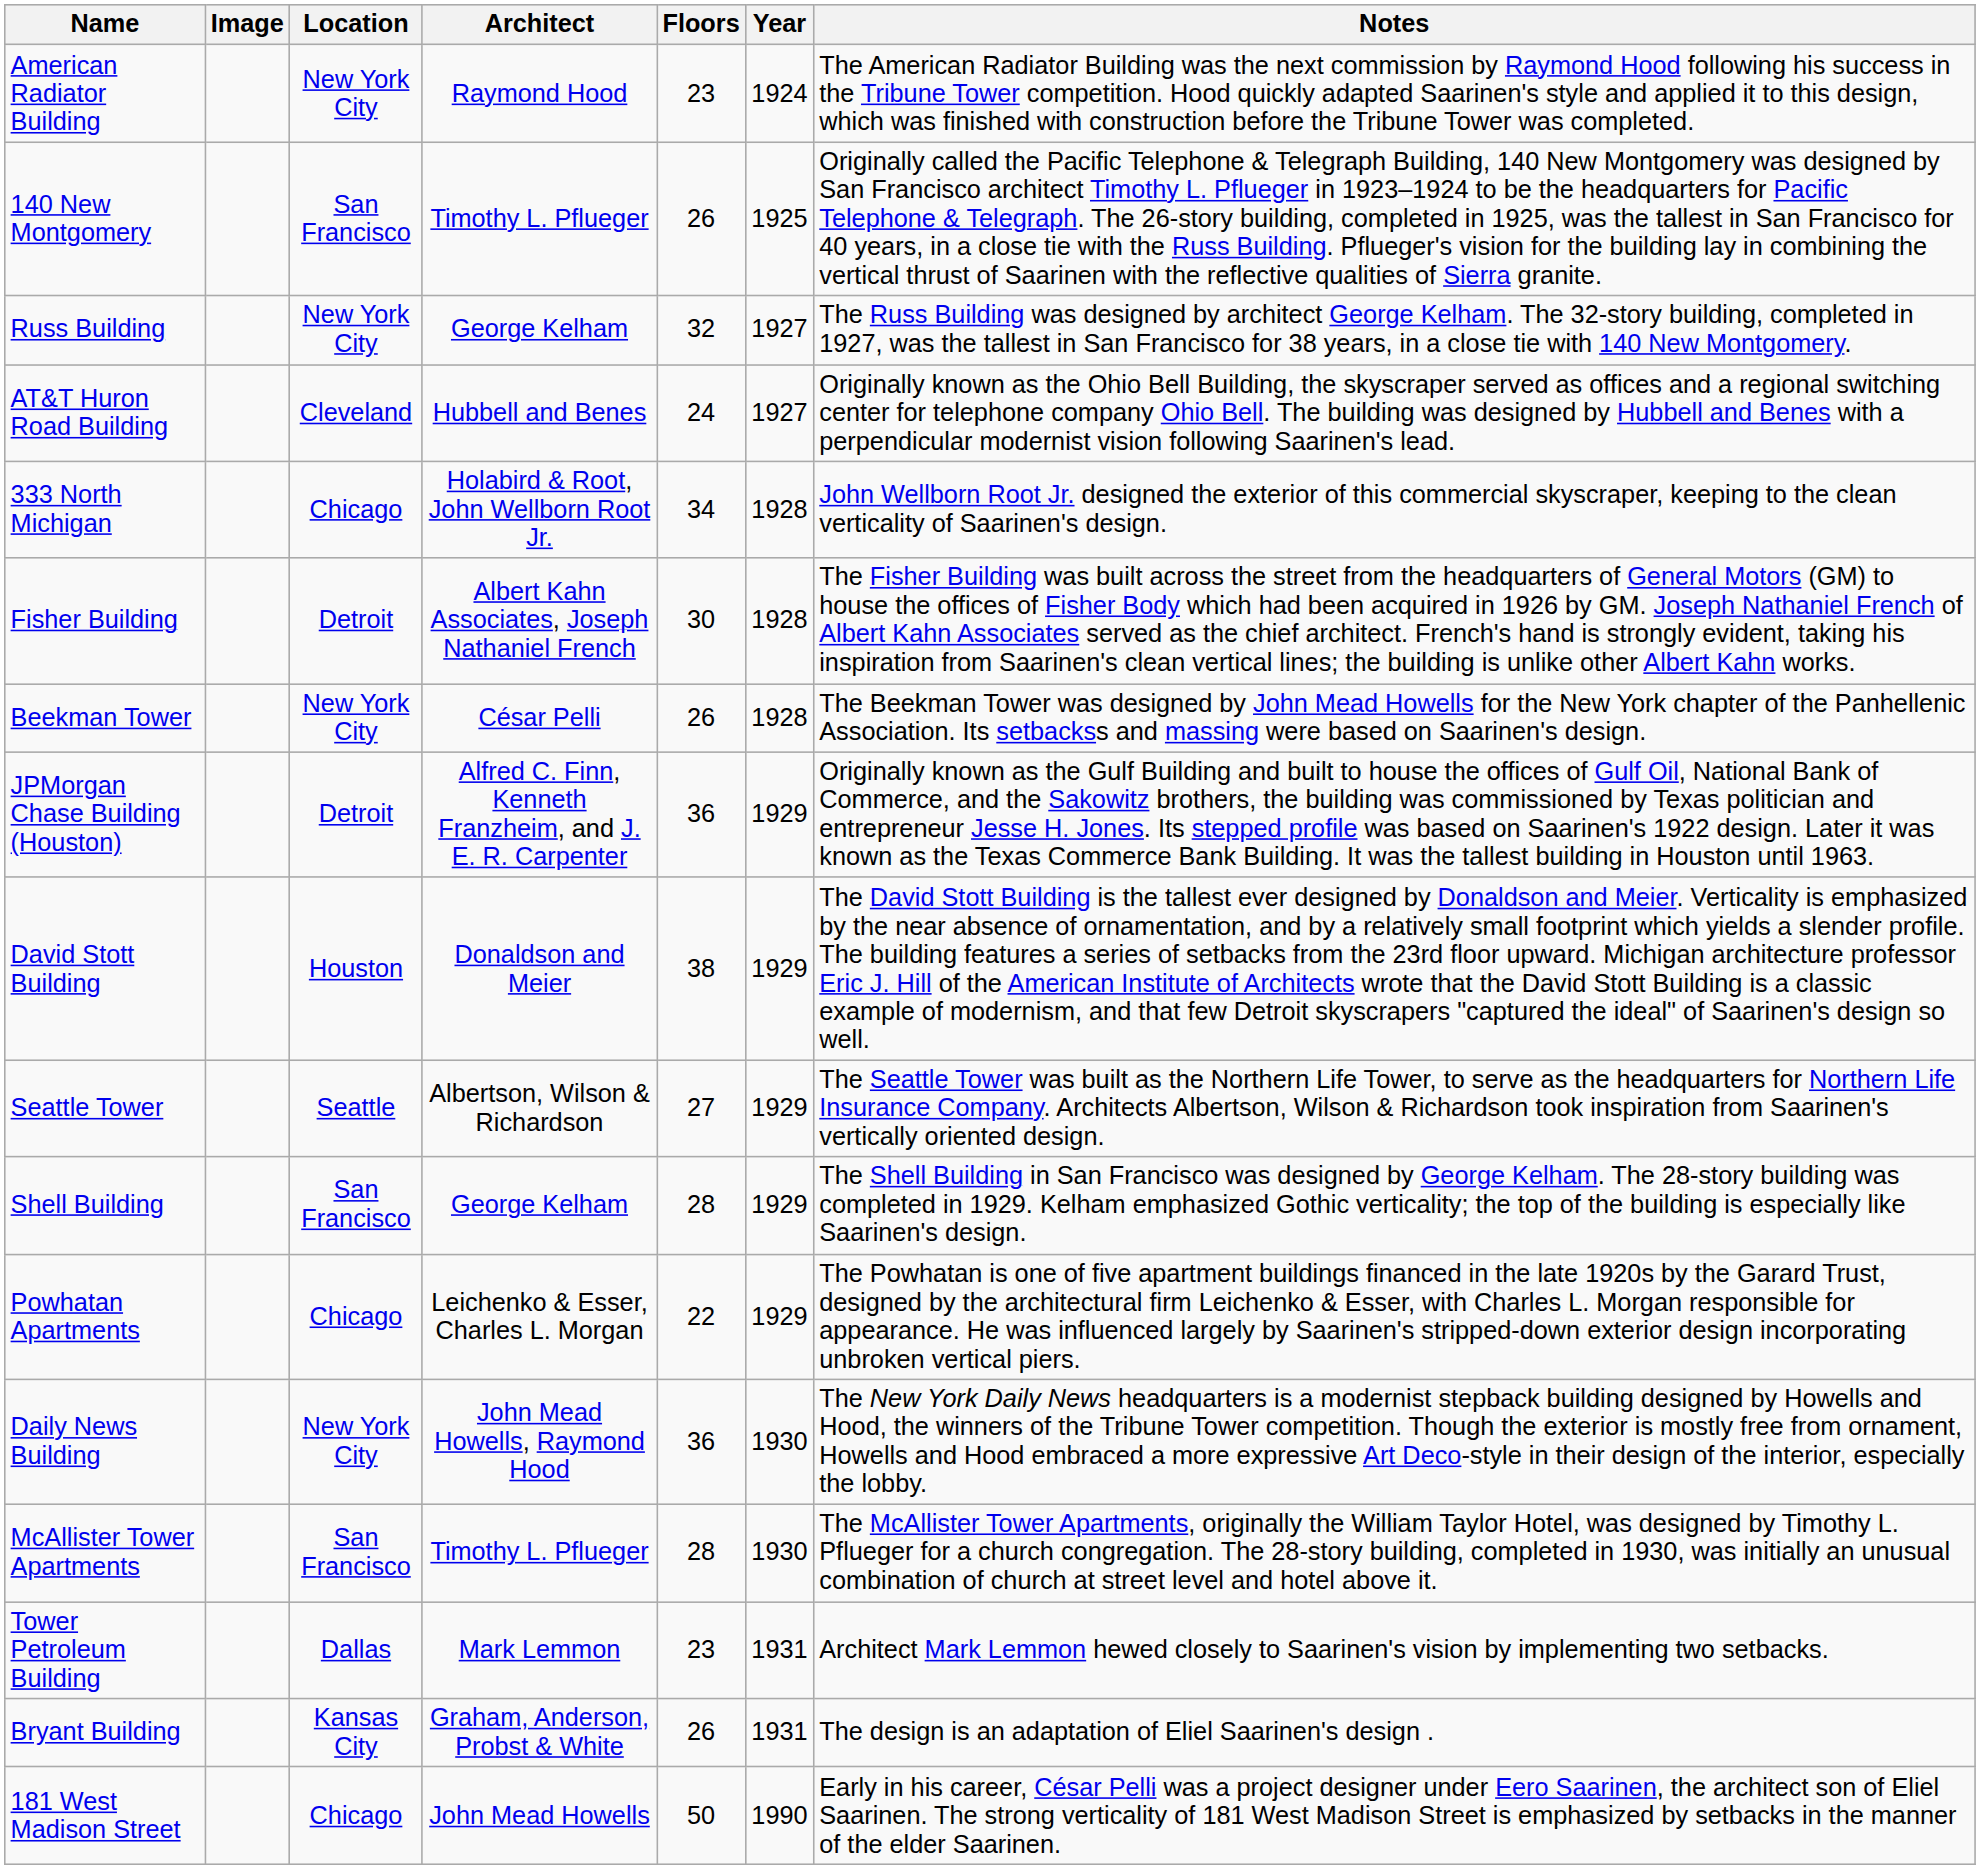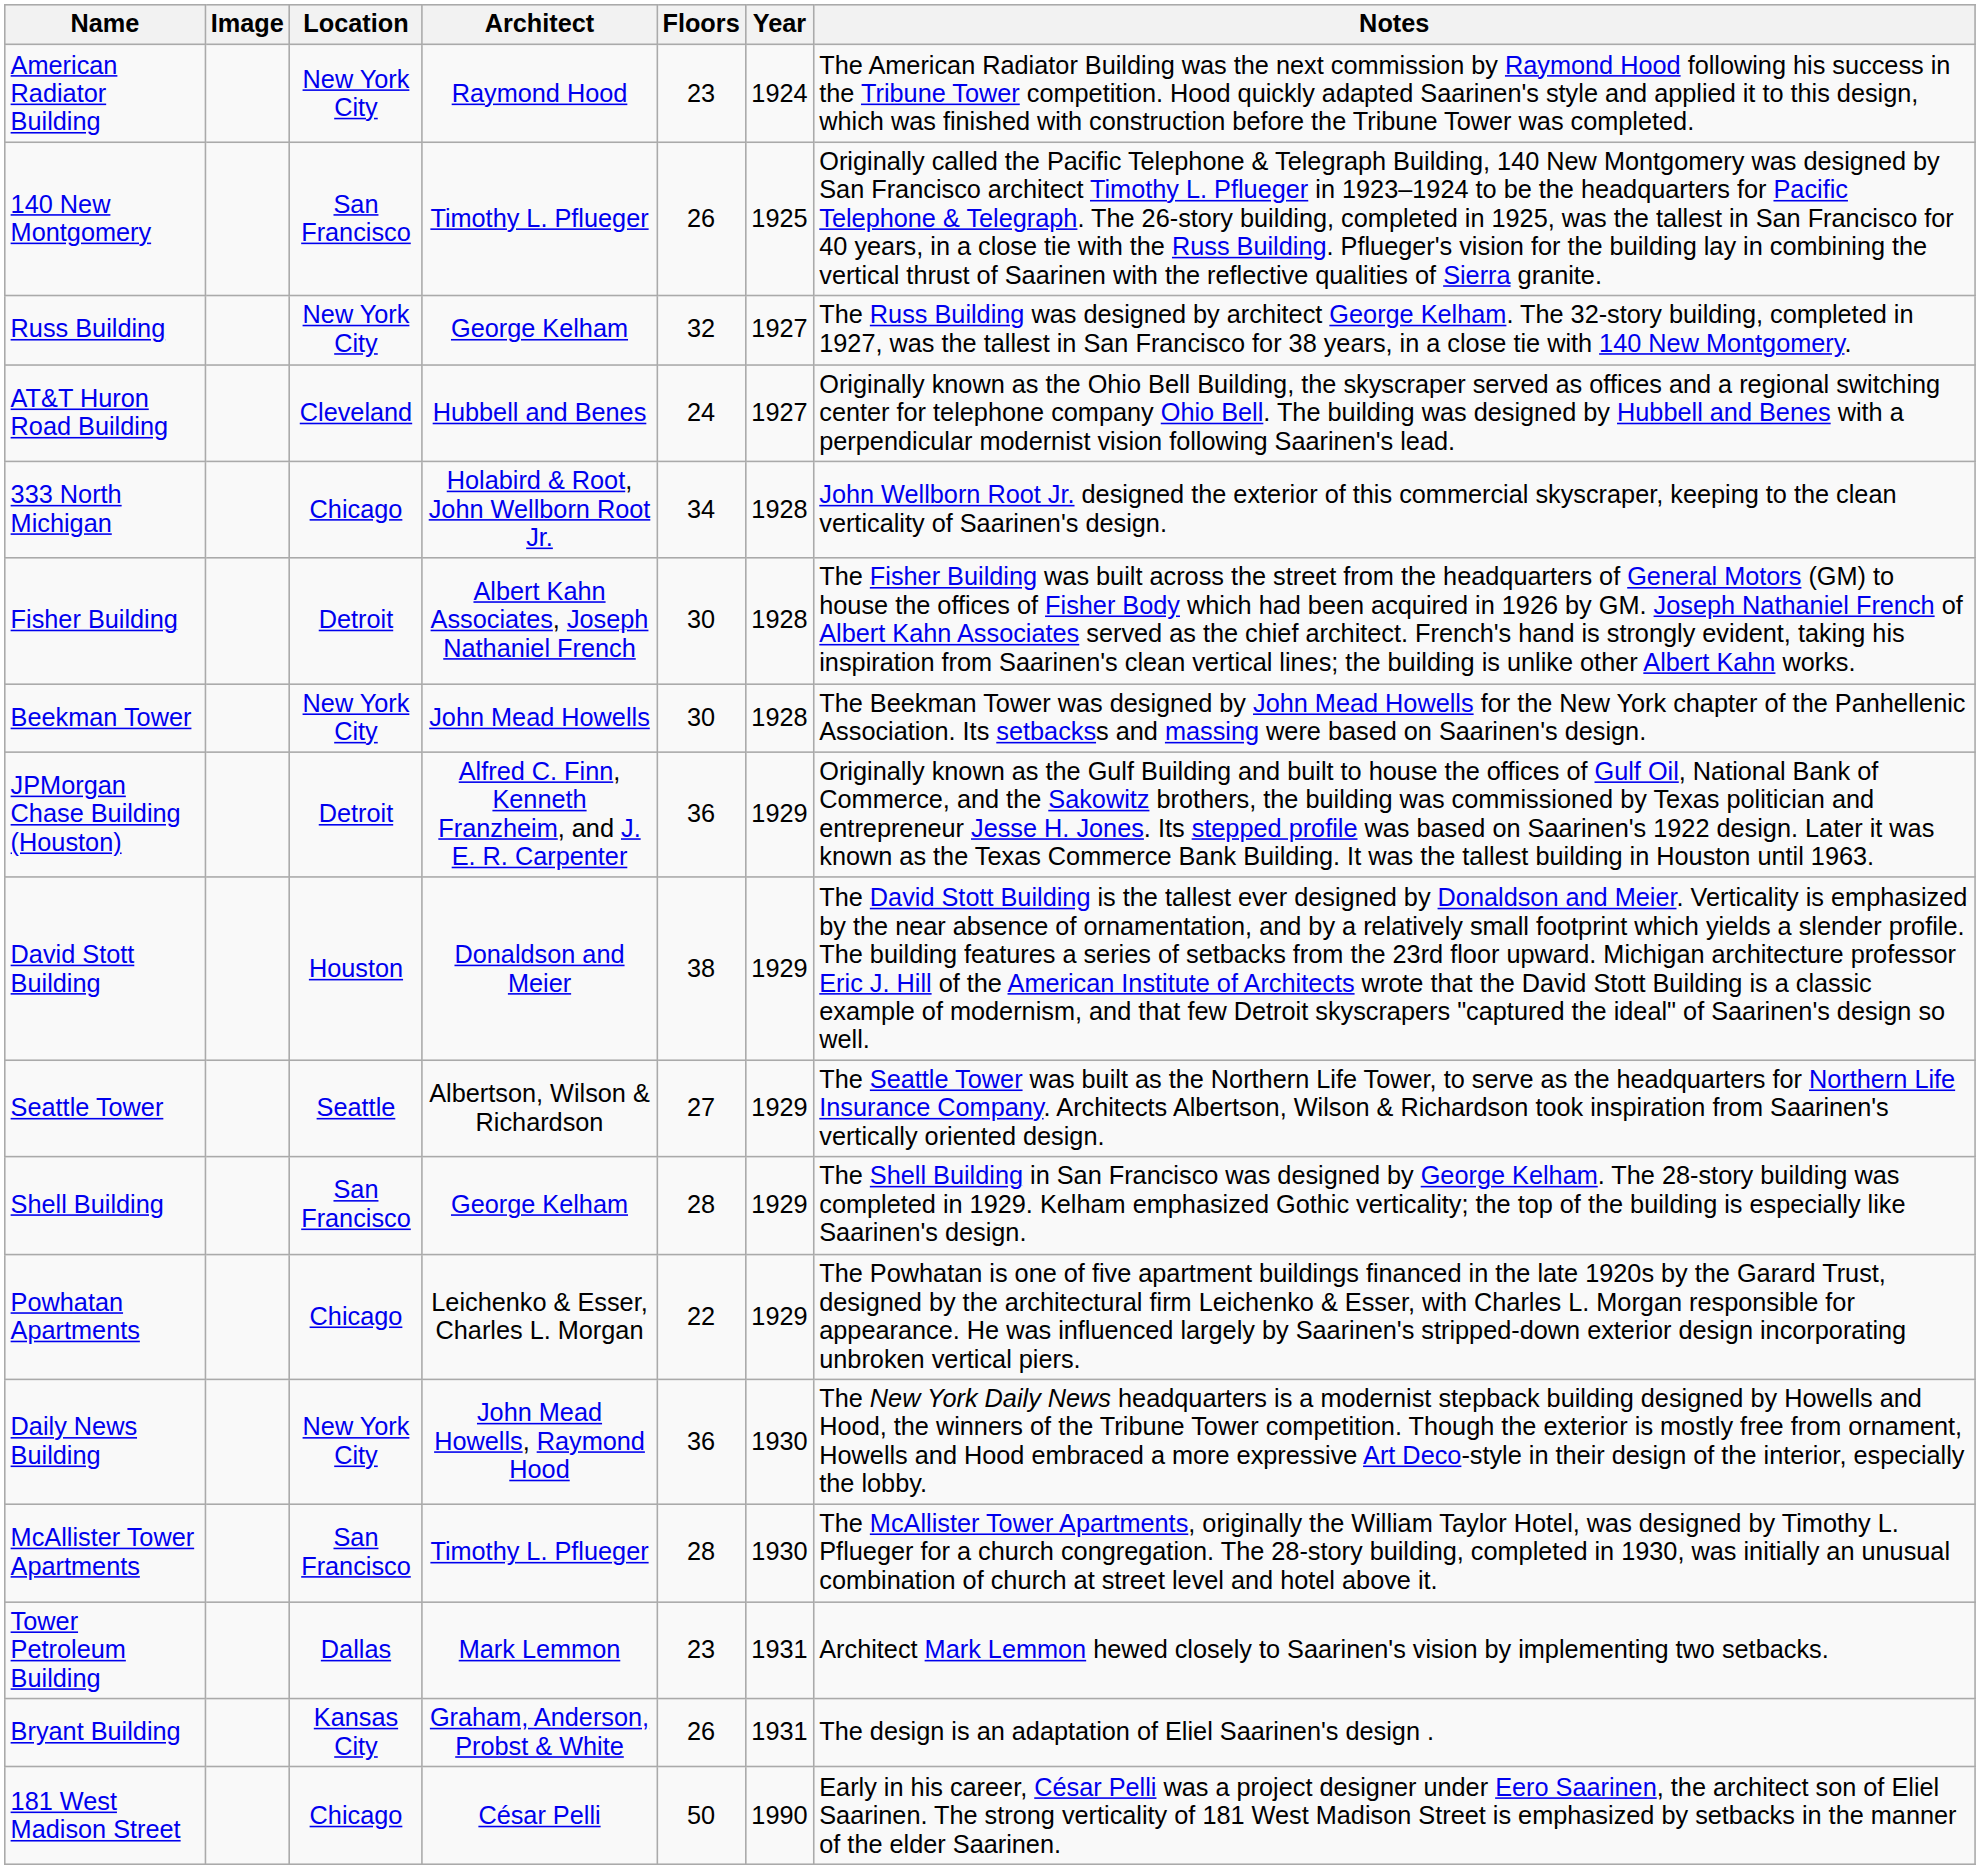(540, 717) César Pelli -> (539, 717) John Mead Howells
(701, 717) 26 -> (701, 717) 30
(539, 1815) John Mead Howells -> (540, 1815) César Pelli
